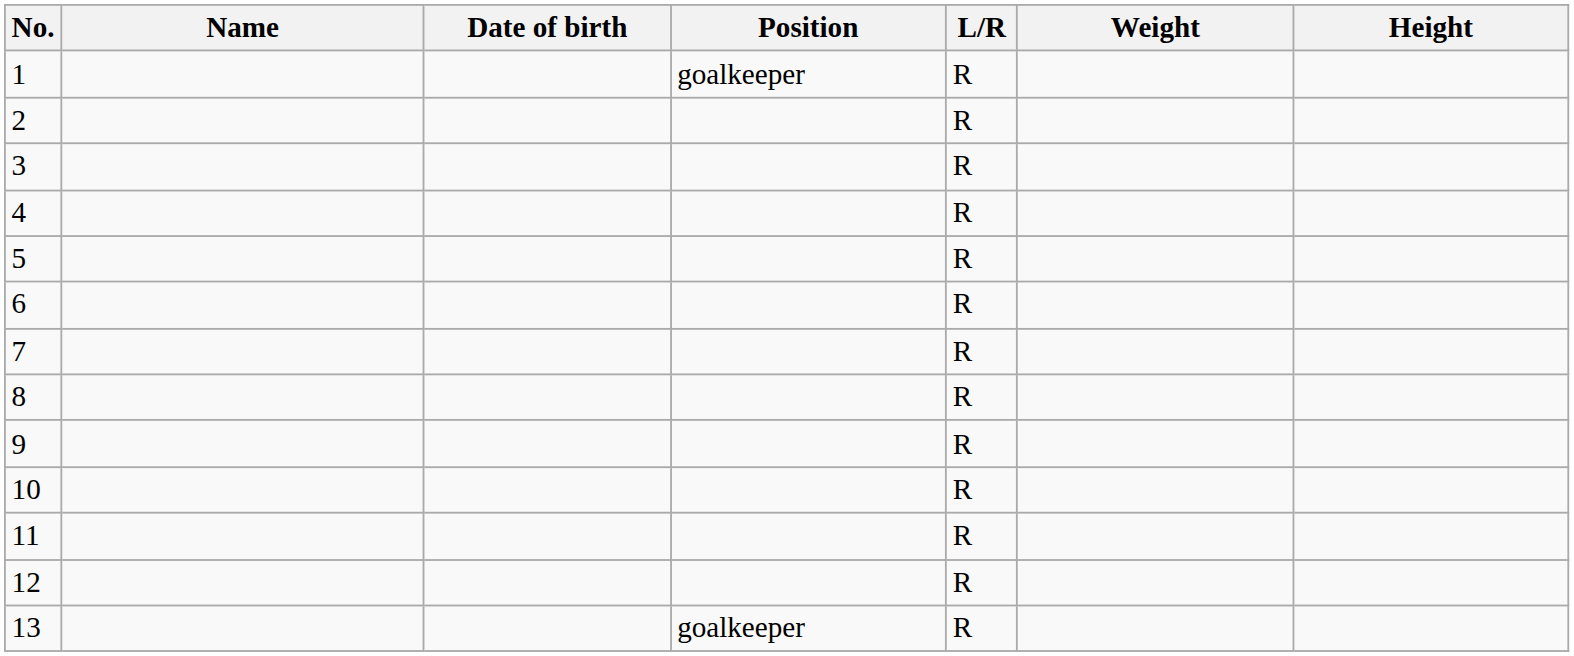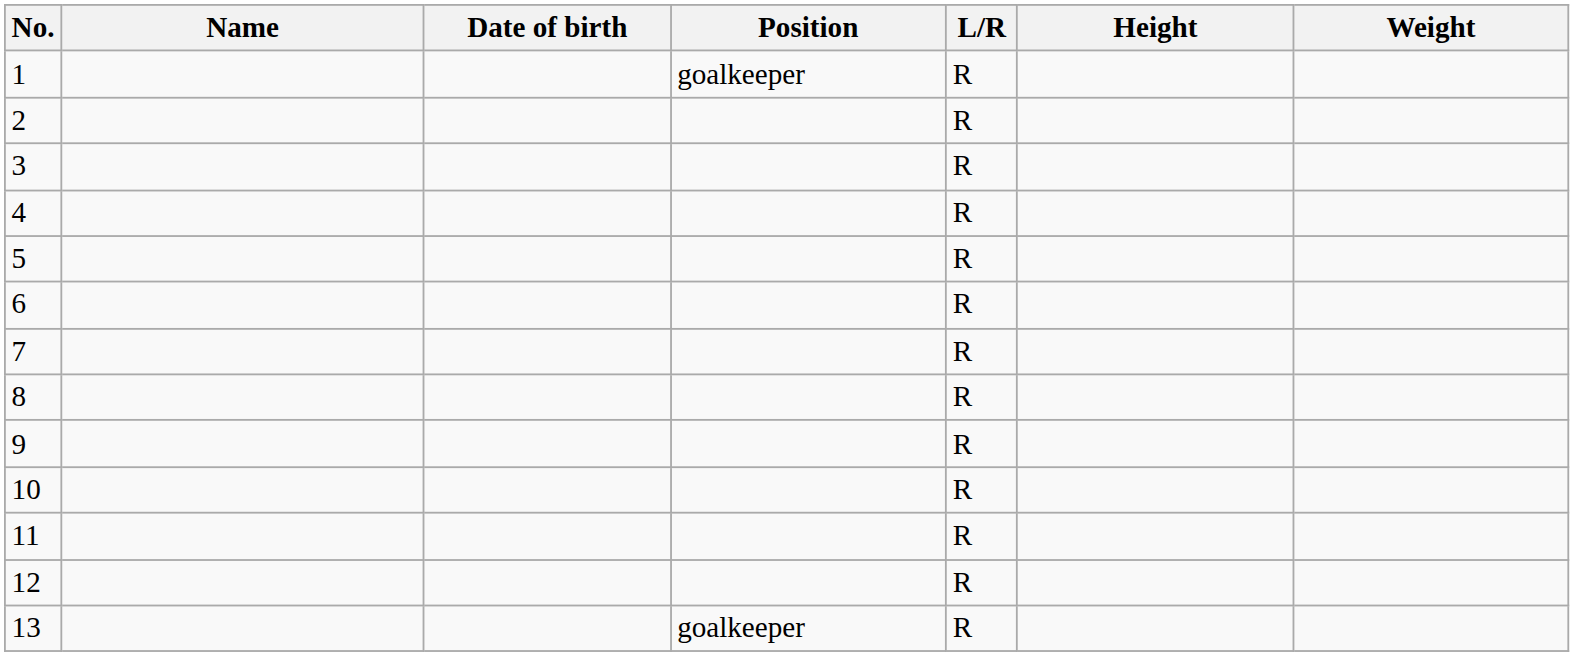columns swapped: (1431, 27) <-> (1155, 27)
